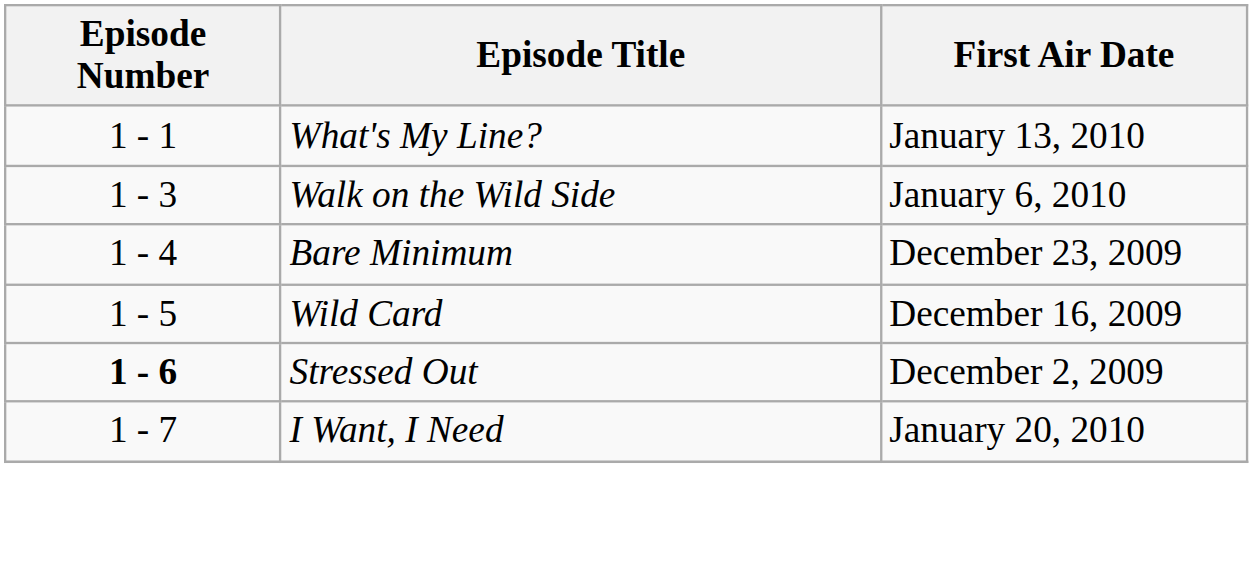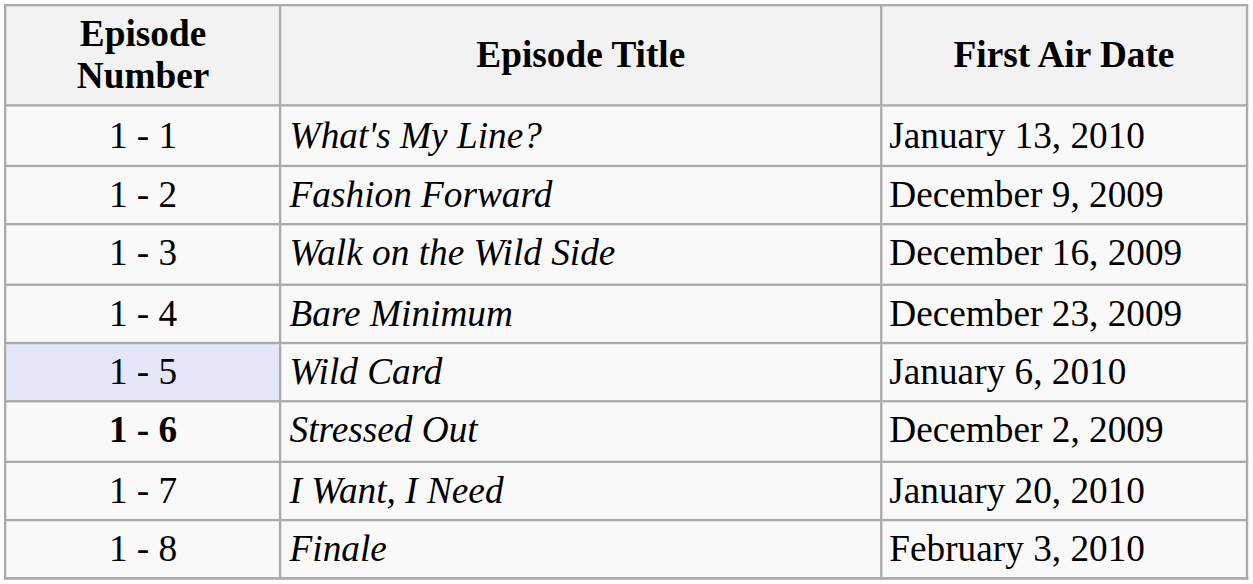+ row: (421, 194)
(1008, 194) January 6, 2010 -> (1036, 253) December 16, 2009
(143, 312) no background -> (143, 371) lavender background
(1036, 312) December 16, 2009 -> (1008, 371) January 6, 2010
+ row: (338, 548)
